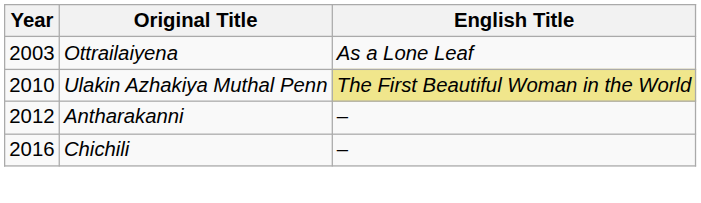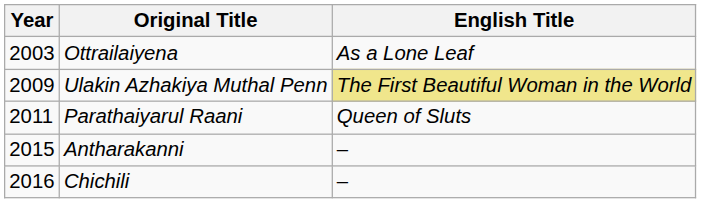(32, 85) 2010 -> (32, 85) 2009
+ row: (153, 117)
(32, 117) 2012 -> (32, 149) 2015
